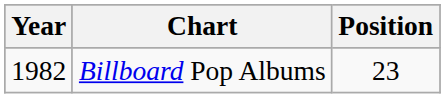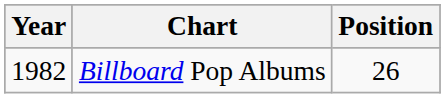(386, 69) 23 -> (386, 69) 26
